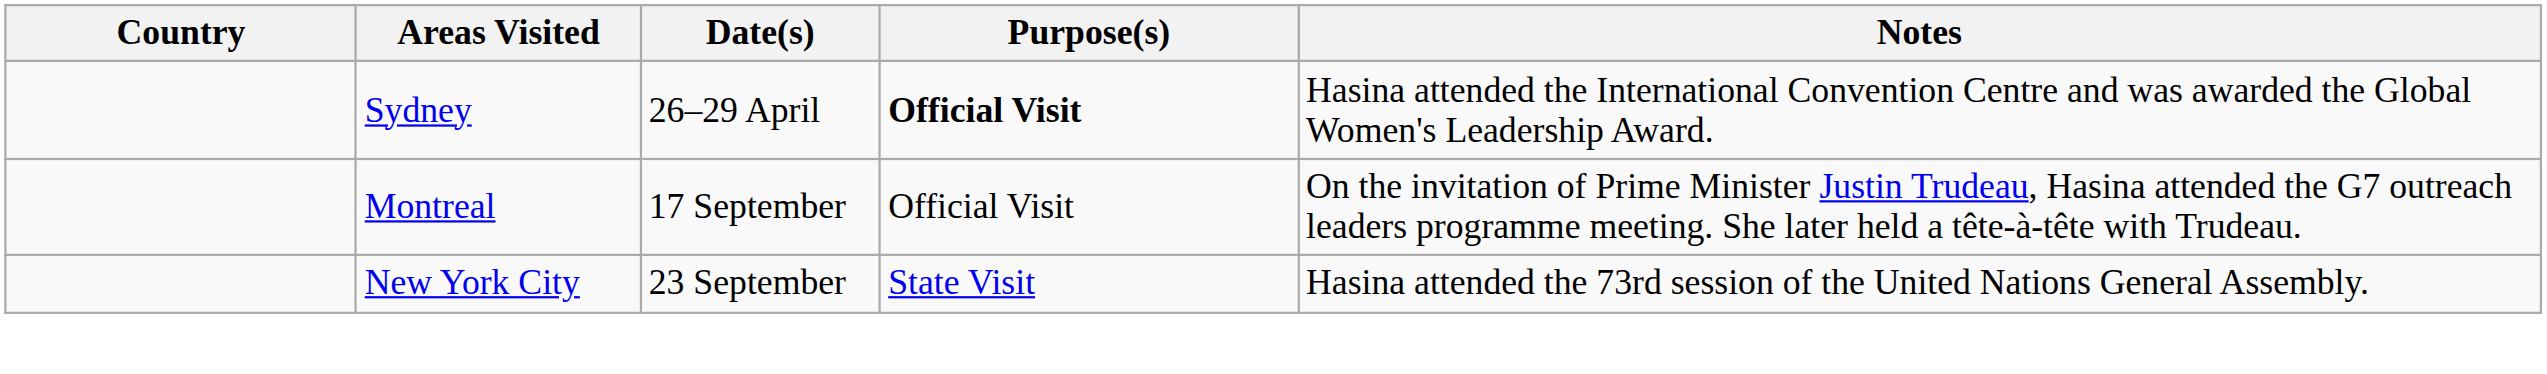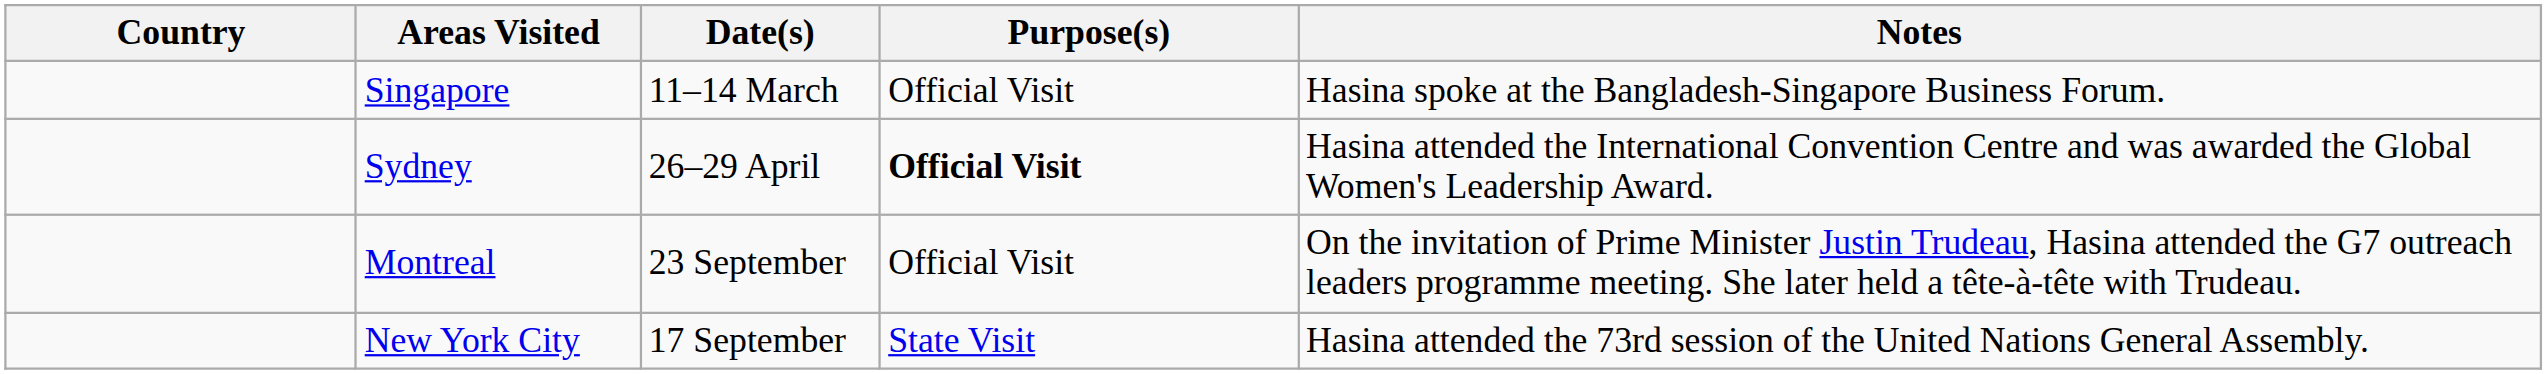+ row: (437, 89)
(747, 206) 17 September -> (747, 262) 23 September
(747, 282) 23 September -> (747, 339) 17 September
